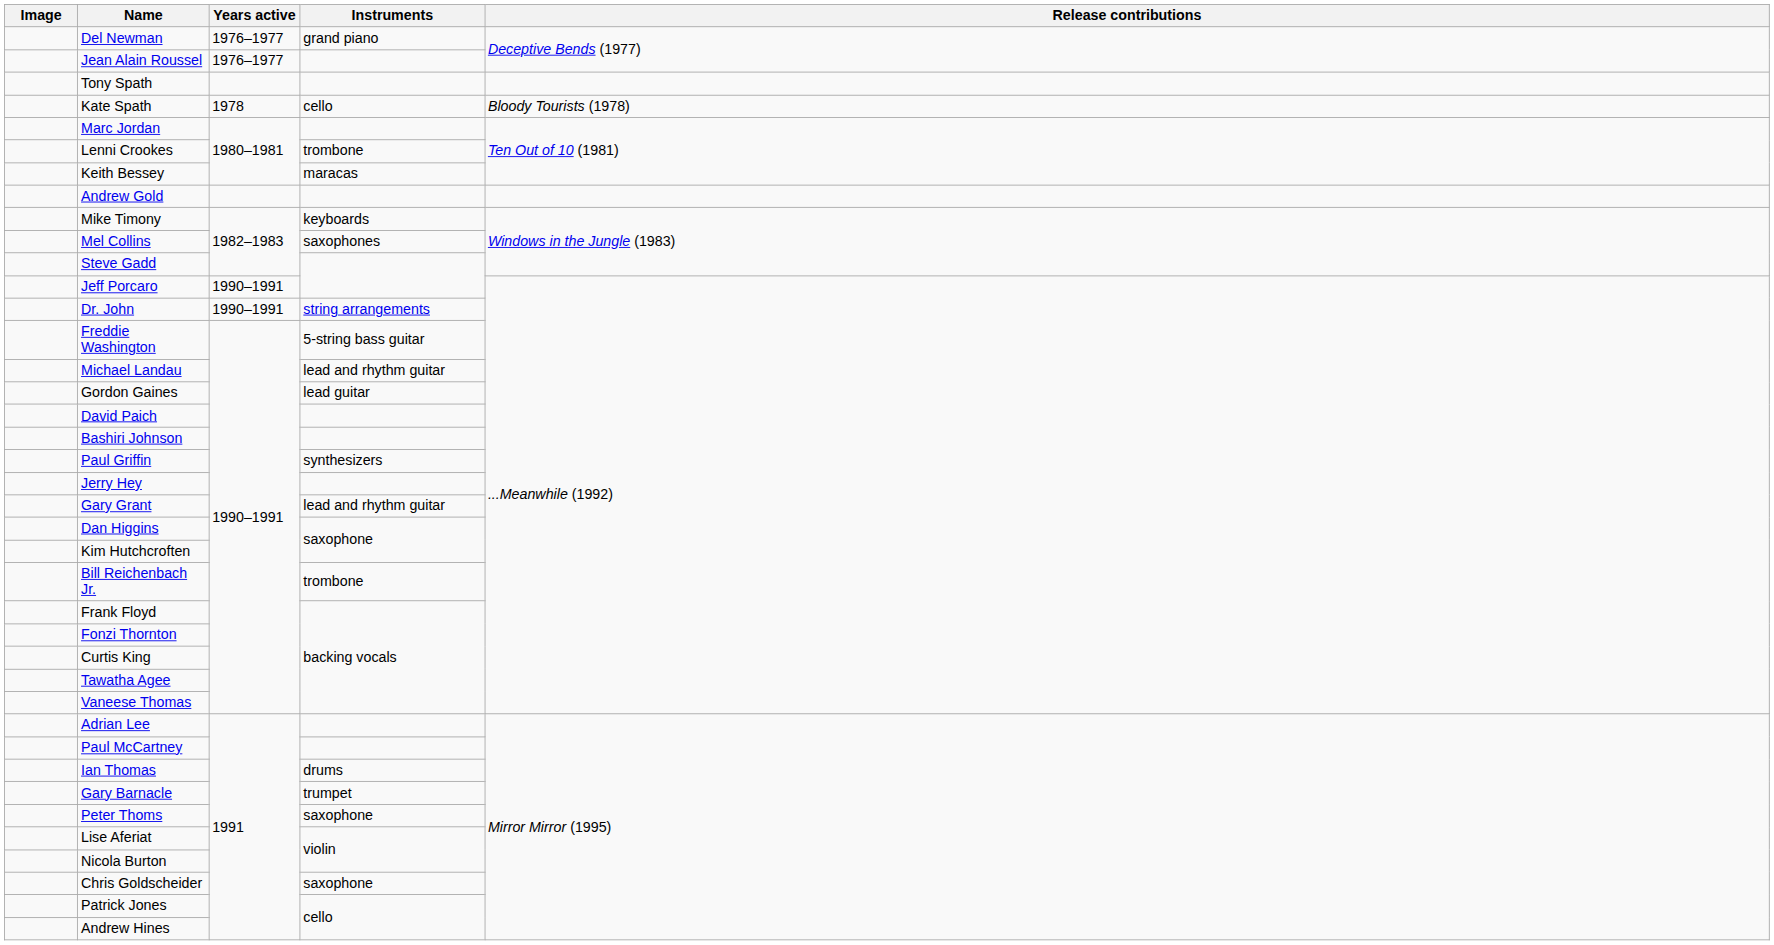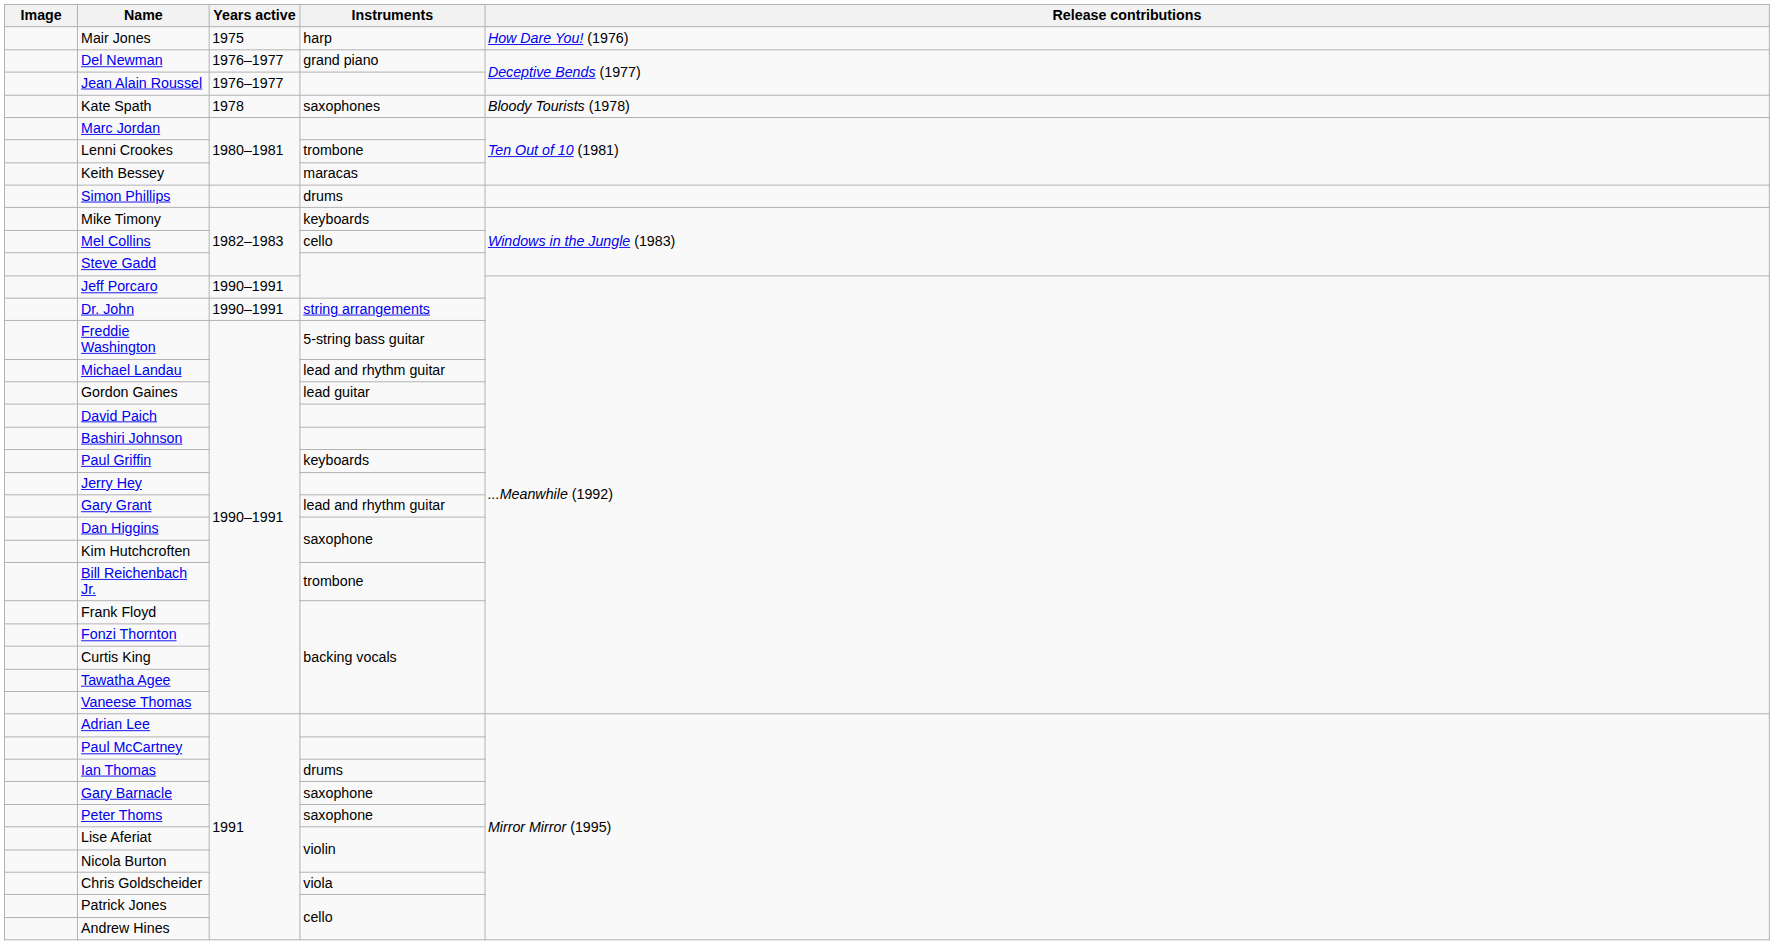+ row: (116, 38)
- row: (117, 83)
(318, 106) cello -> (342, 106) saxophones
- row: (122, 196)
+ row: (126, 196)
(342, 241) saxophones -> (318, 241) cello
(343, 460) synthesizers -> (336, 460) keyboards
(327, 793) trumpet -> (338, 793) saxophone
(338, 883) saxophone -> (318, 883) viola
